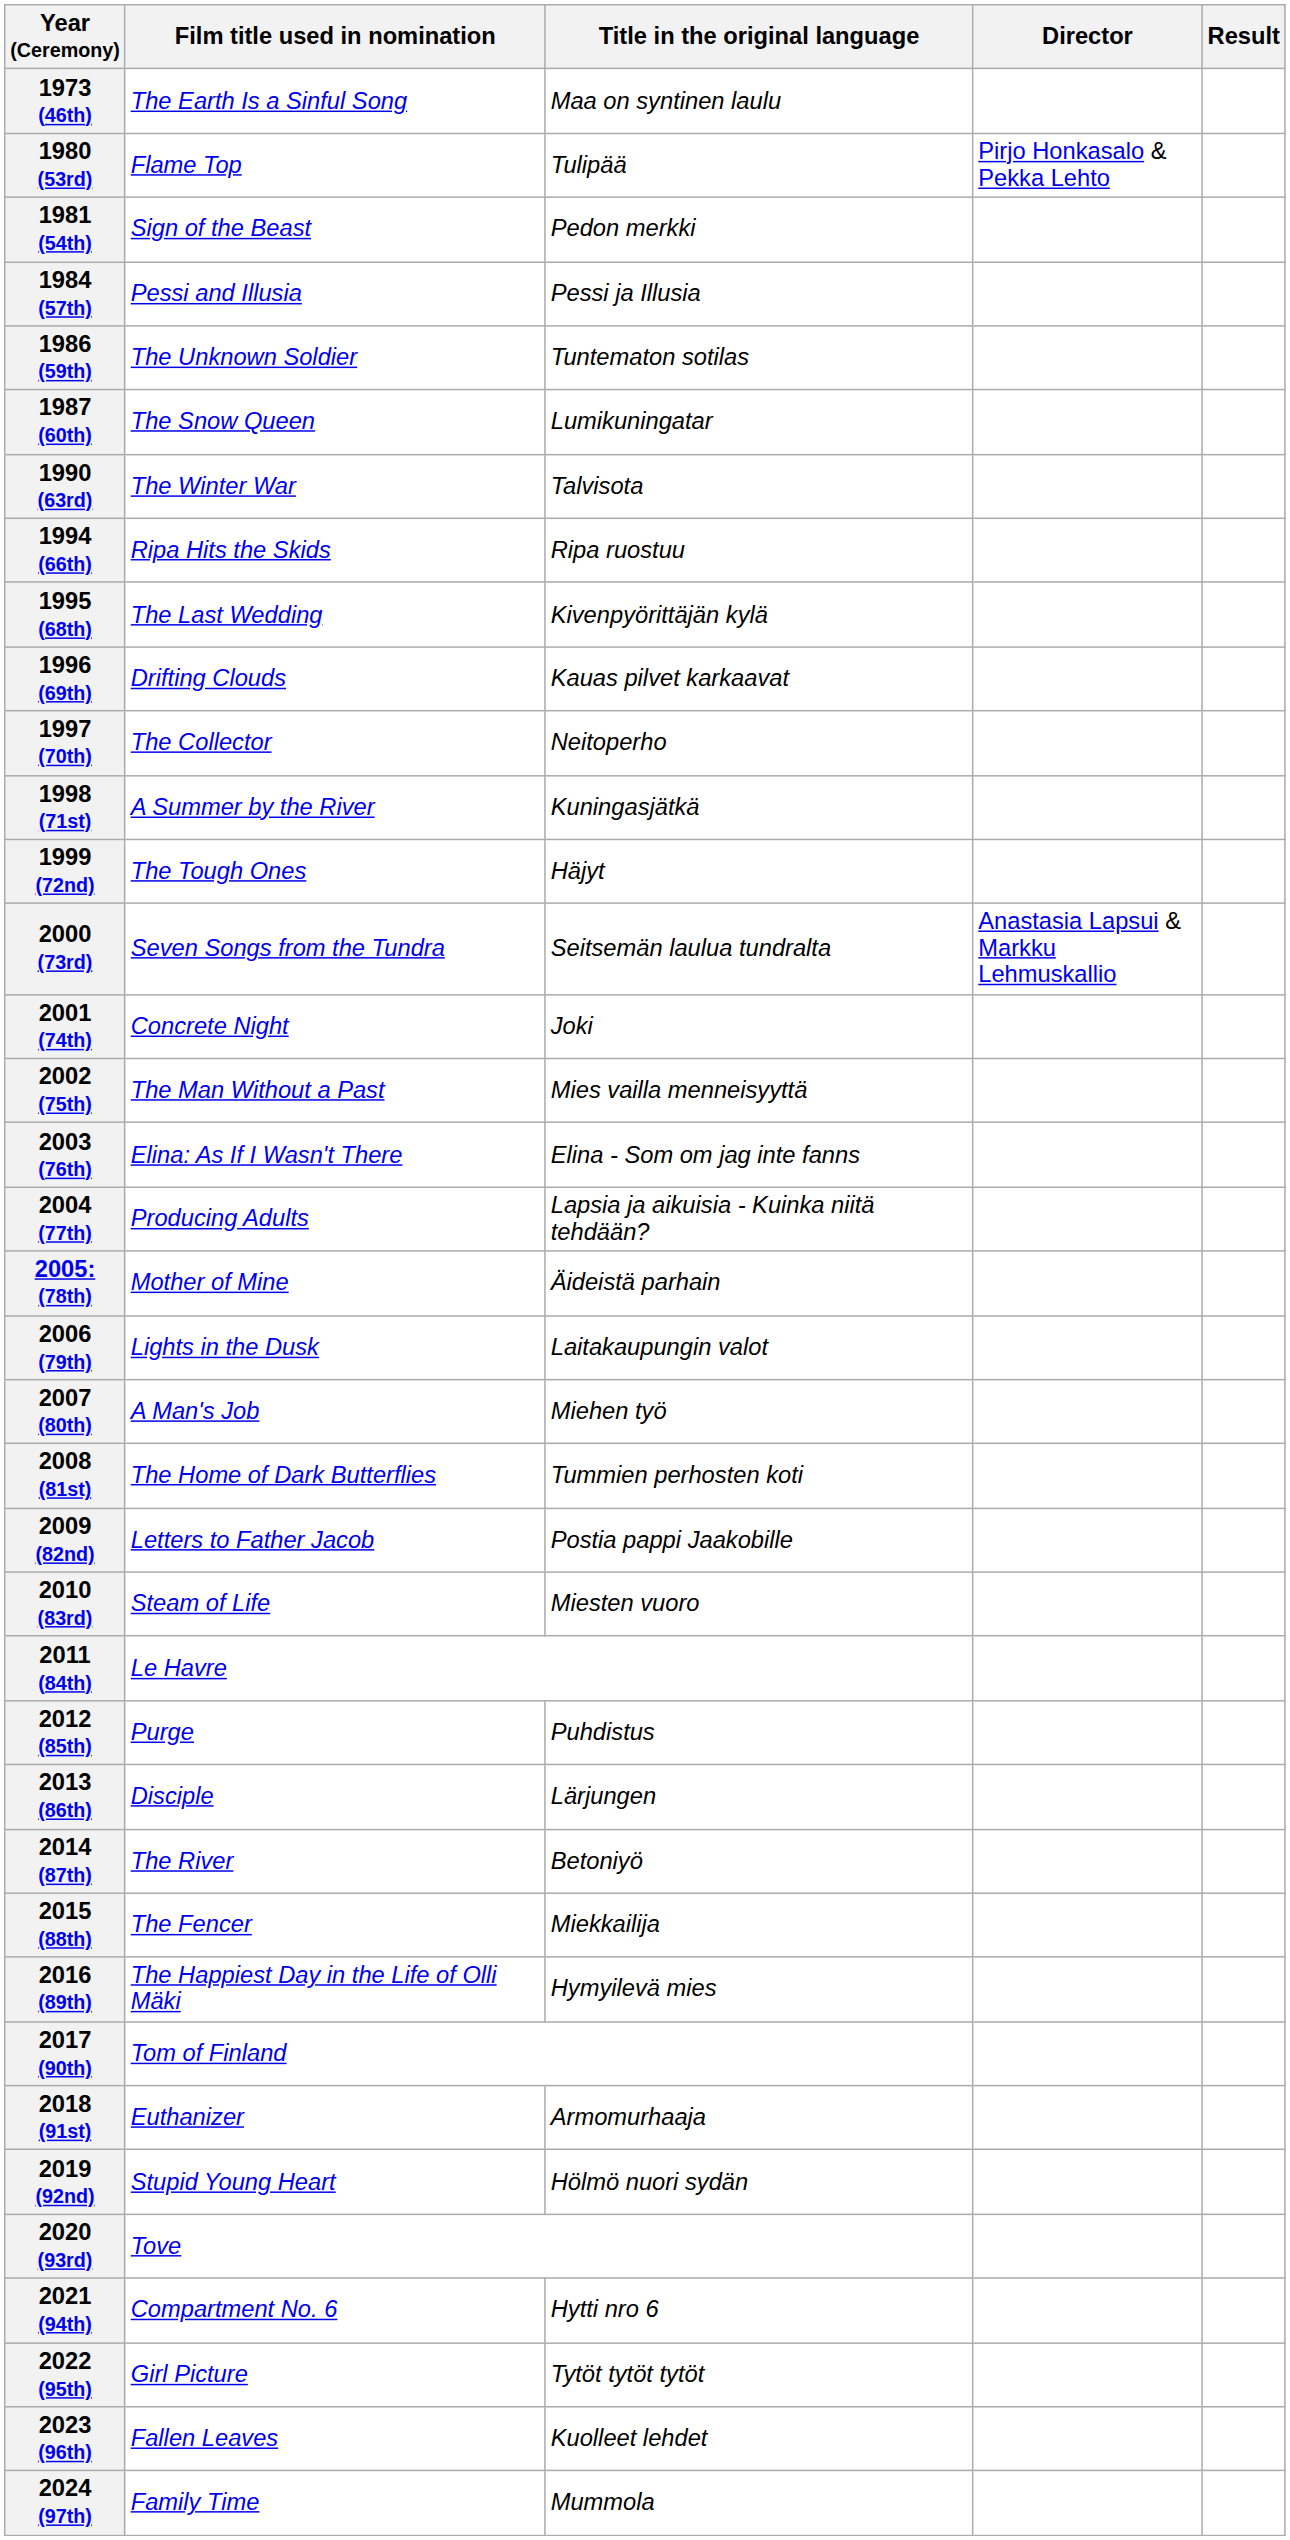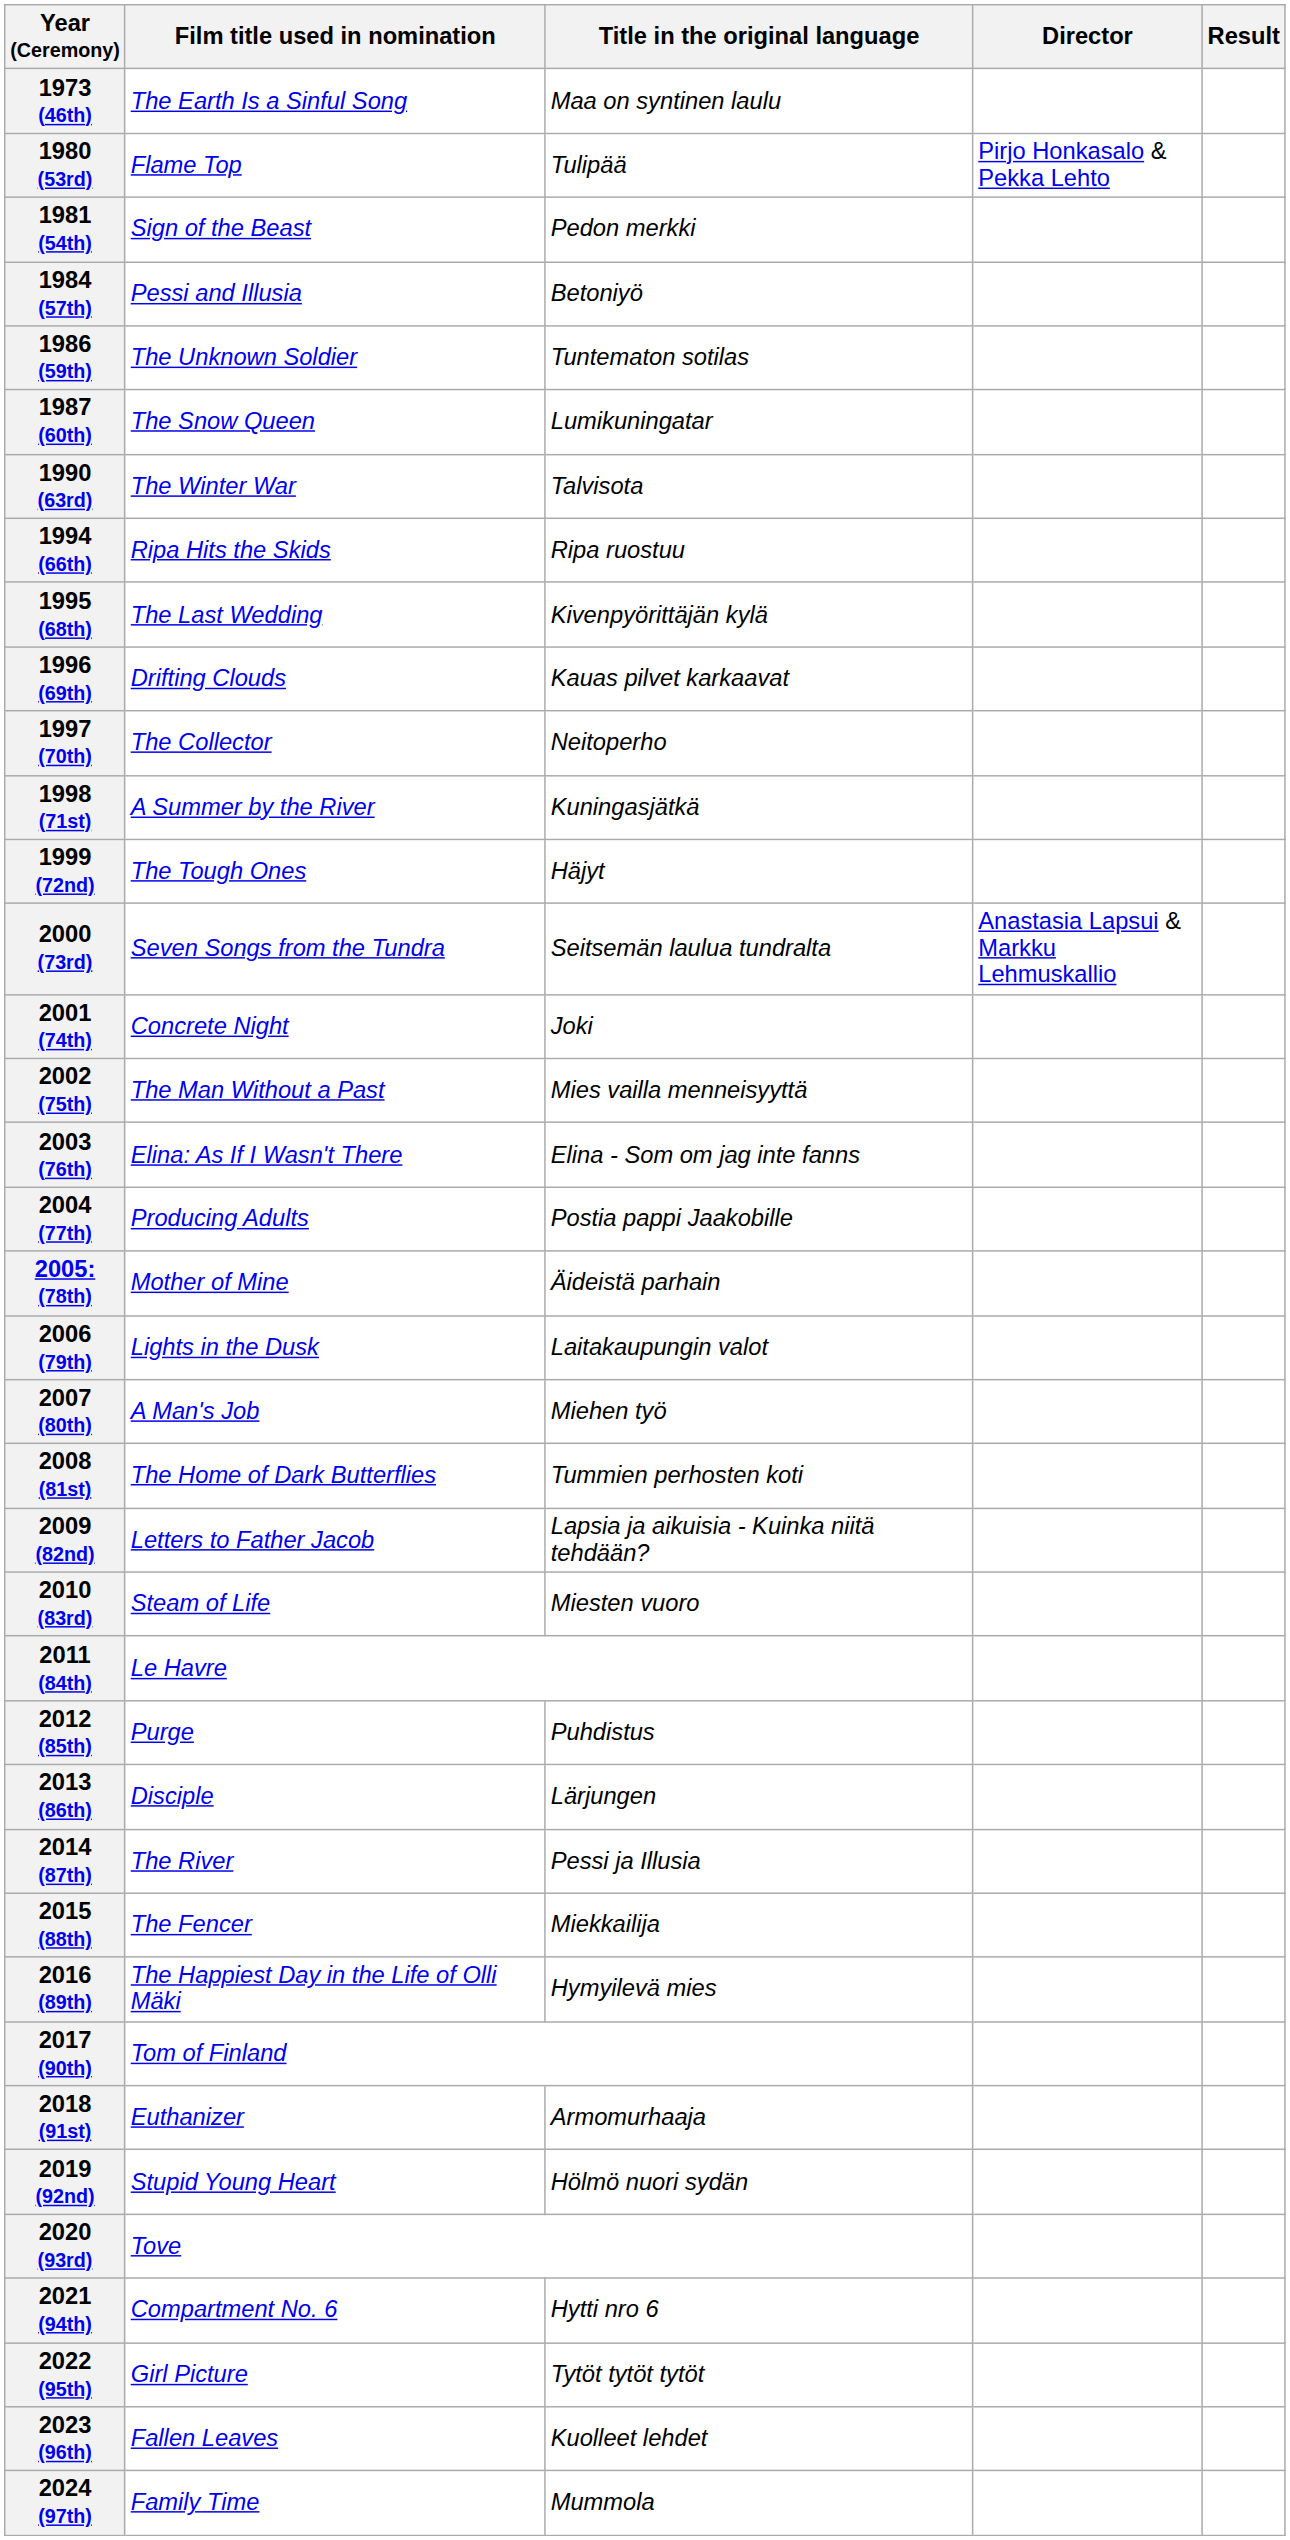(626, 293) Pessi ja Illusia -> (597, 293) Betoniyö
(713, 1218) Lapsia ja aikuisia - Kuinka niitä tehdään? -> (672, 1218) Postia pappi Jaakobille
(672, 1539) Postia pappi Jaakobille -> (713, 1539) Lapsia ja aikuisia - Kuinka niitä tehdään?
(597, 1860) Betoniyö -> (626, 1860) Pessi ja Illusia
